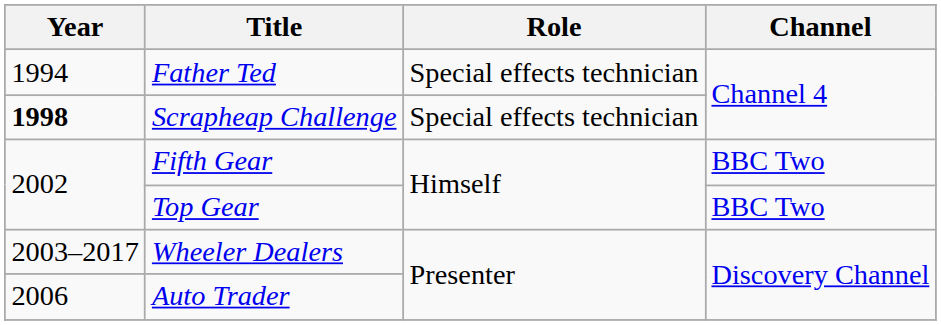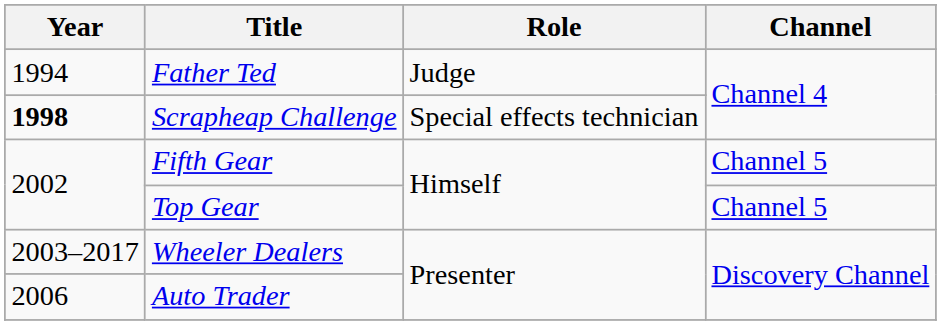(554, 71) Special effects technician -> (443, 71) Judge
(768, 161) BBC Two -> (769, 161) Channel 5
(768, 206) BBC Two -> (769, 206) Channel 5
